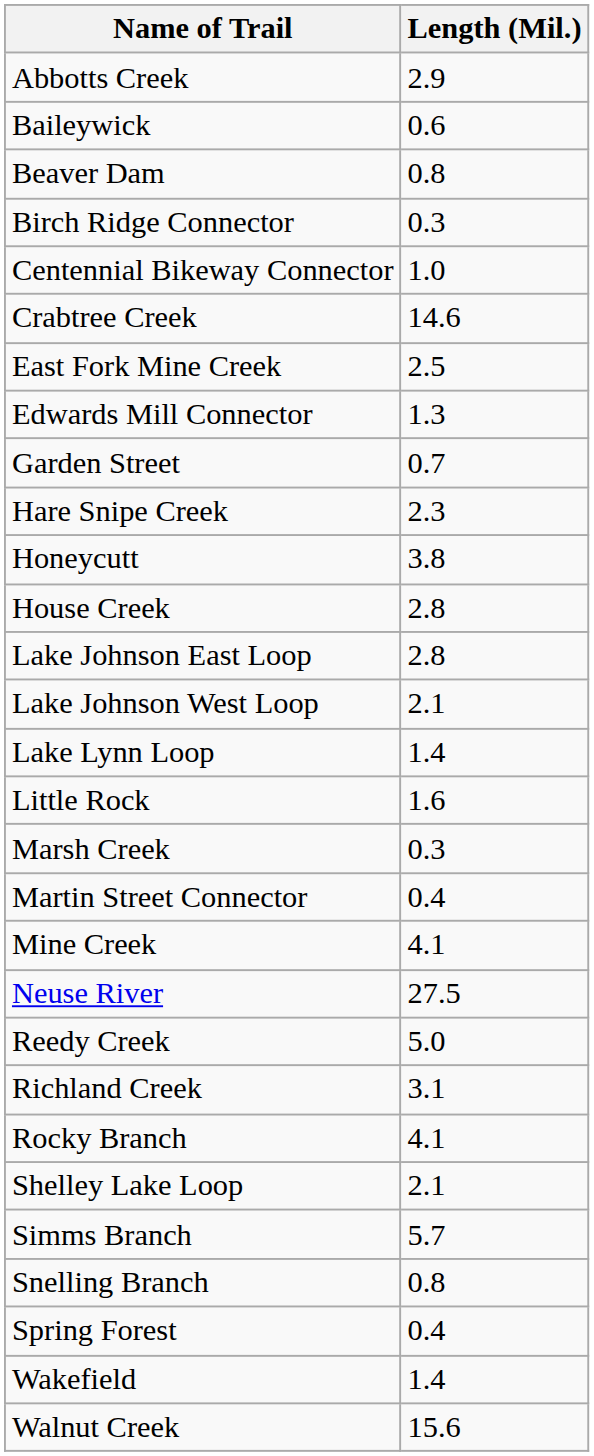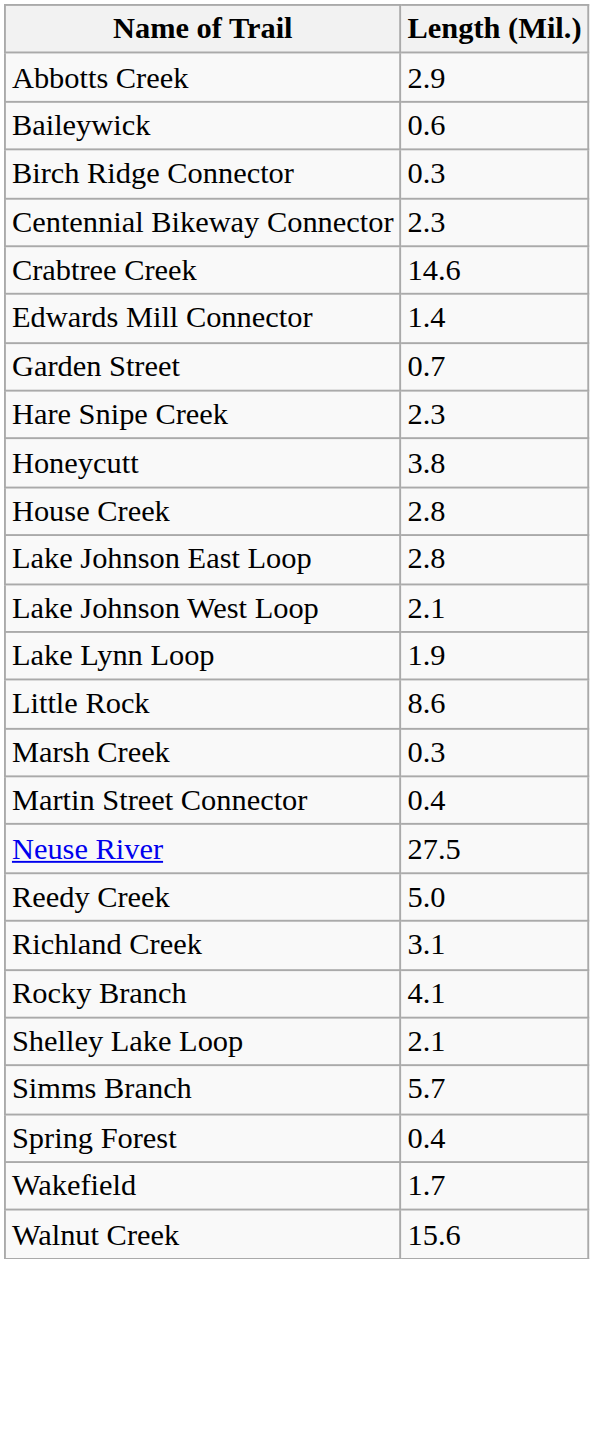- row: (88, 173)
(427, 269) 1.0 -> (427, 221) 2.3
- row: (147, 366)
(427, 414) 1.3 -> (427, 317) 1.4
(427, 751) 1.4 -> (427, 655) 1.9
(427, 800) 1.6 -> (427, 703) 8.6
- row: (84, 944)
- row: (110, 1282)
(427, 1378) 1.4 -> (427, 1185) 1.7
